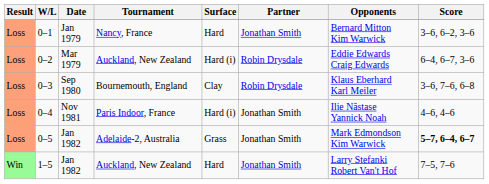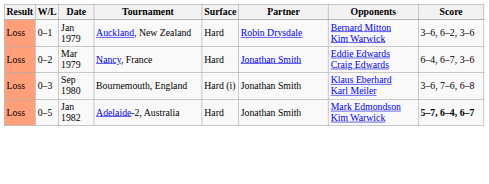(124, 33) Nancy, France -> (144, 33) Auckland, New Zealand
(271, 33) Jonathan Smith -> (272, 33) Robin Drysdale
(144, 59) Auckland, New Zealand -> (124, 59) Nancy, France
(220, 59) Hard (i) -> (214, 59) Hard
(272, 59) Robin Drysdale -> (271, 59) Jonathan Smith
(214, 86) Clay -> (220, 86) Hard (i)
(272, 86) Robin Drysdale -> (271, 86) Jonathan Smith
- row: (45, 112)
(215, 139) Grass -> (214, 112) Hard
- row: (45, 165)
